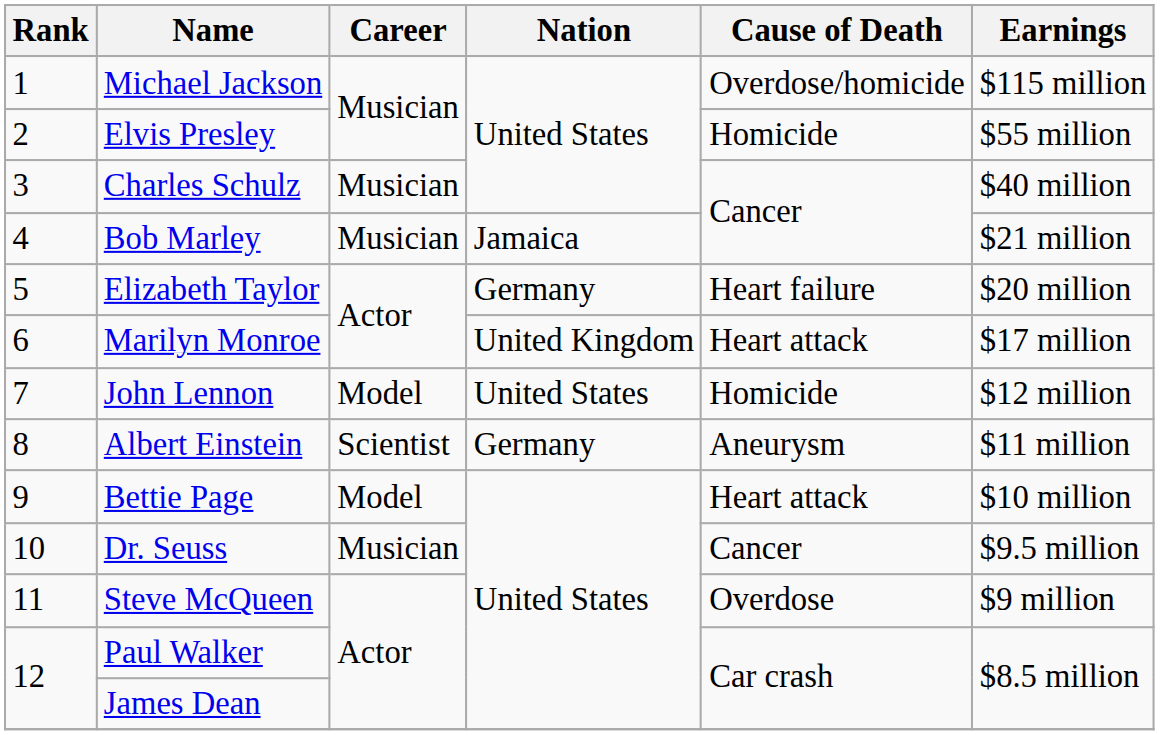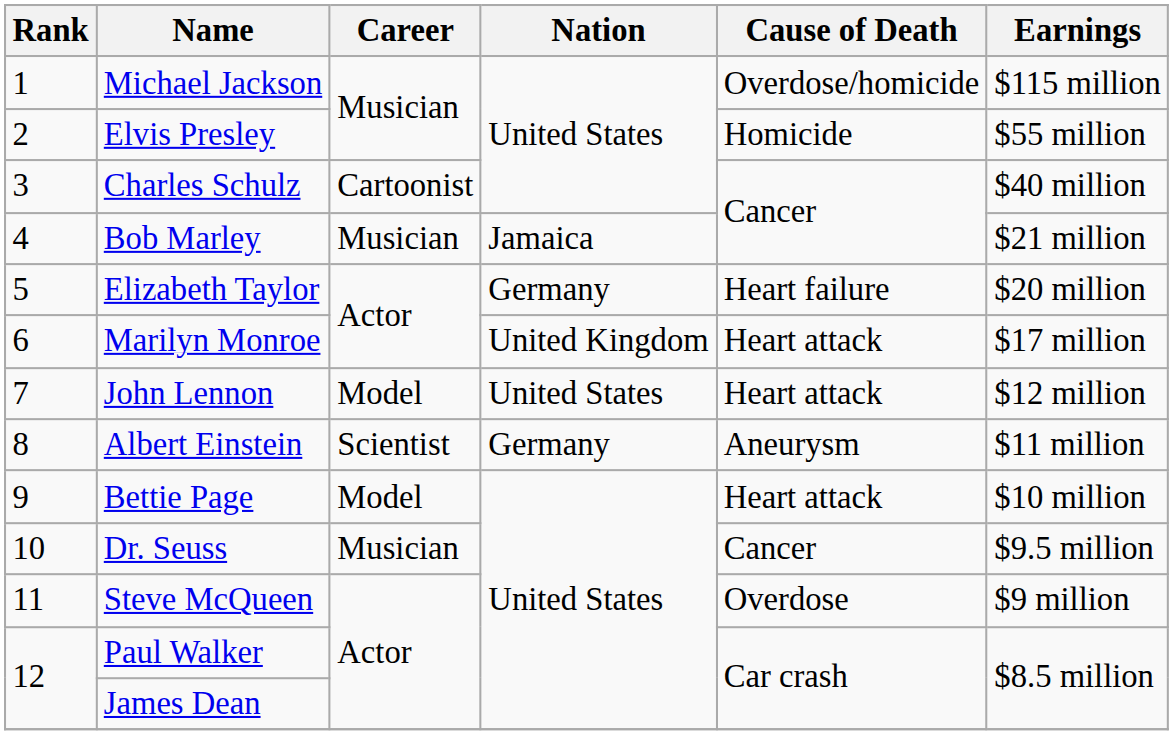(398, 185) Musician -> (405, 185) Cartoonist
(774, 392) Homicide -> (803, 392) Heart attack
